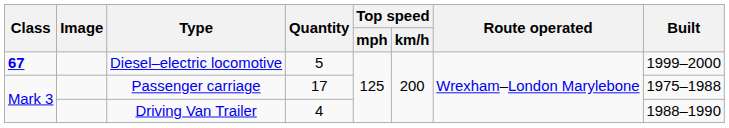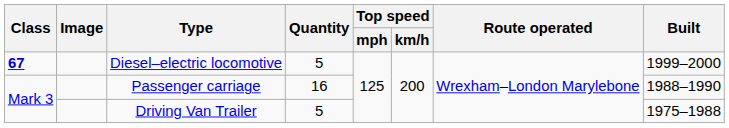(319, 87) 17 -> (319, 87) 16
(684, 87) 1975–1988 -> (684, 87) 1988–1990
(319, 110) 4 -> (319, 110) 5
(684, 110) 1988–1990 -> (684, 110) 1975–1988
